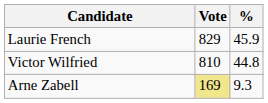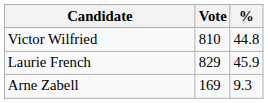rows swapped: (49, 39) <-> (53, 62)
(210, 86) khaki background -> (210, 86) no background
